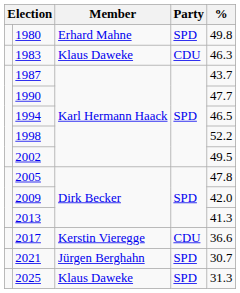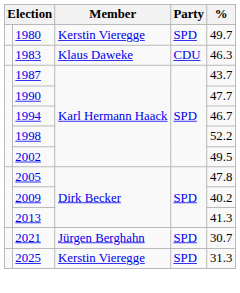(95, 34) Erhard Mahne -> (101, 34) Kerstin Vieregge
(221, 34) 49.8 -> (221, 34) 49.7
(221, 116) 46.5 -> (221, 116) 46.7
(221, 197) 42.0 -> (221, 197) 40.2
- row: (28, 237)
(96, 278) Klaus Daweke -> (101, 258) Kerstin Vieregge
